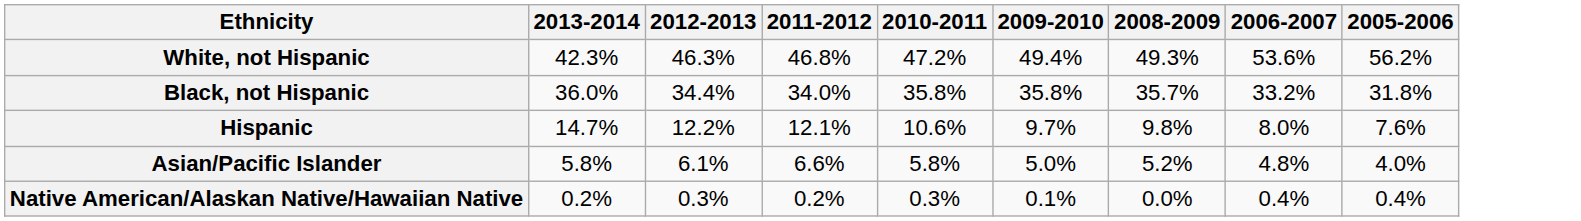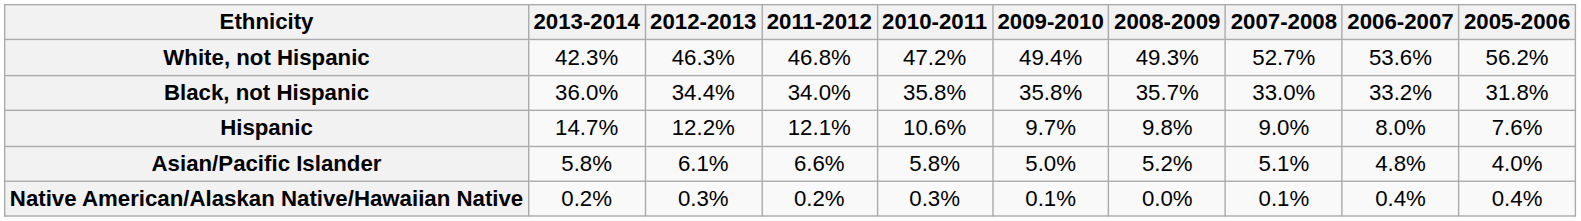+ column: (1284, 22)
